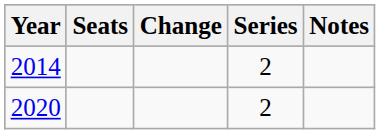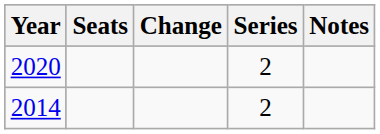rows swapped: (36, 66) <-> (36, 108)
